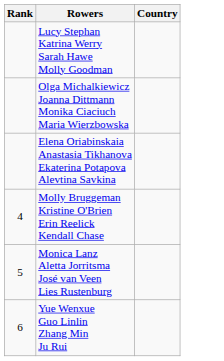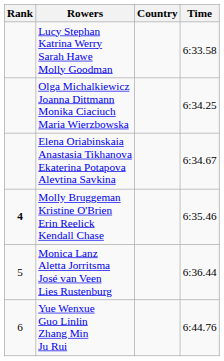+ column: (200, 13)
(20, 216) normal -> (20, 216) bold
